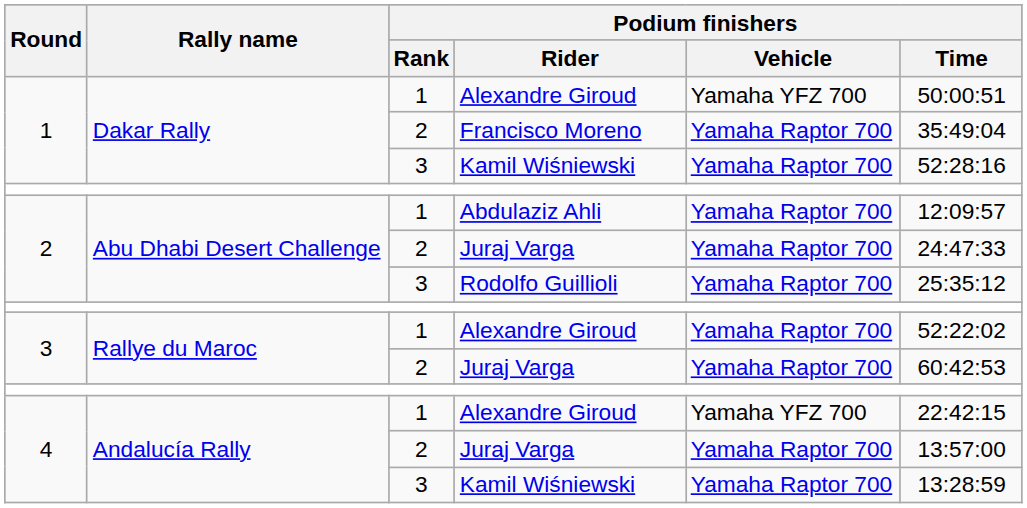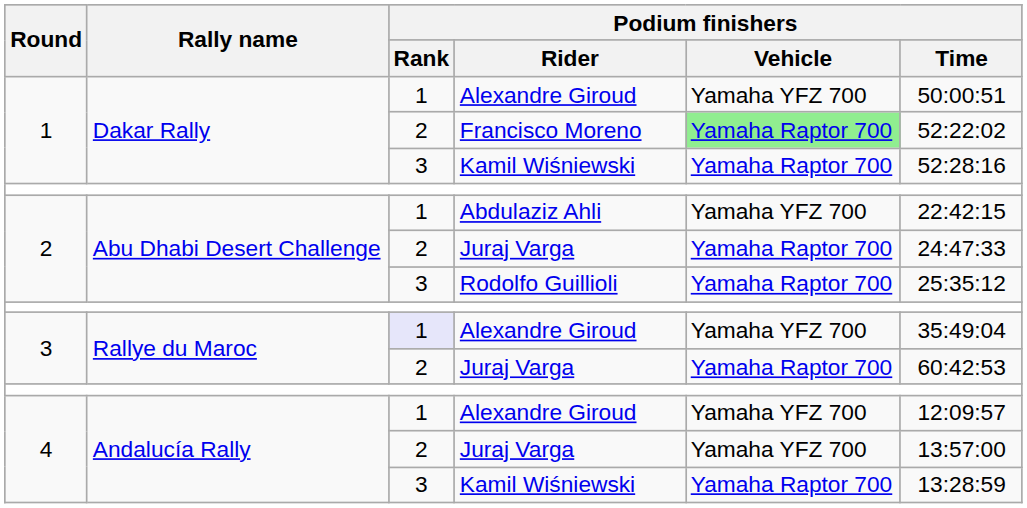(791, 130) no background -> (791, 130) lightgreen background
(962, 130) 35:49:04 -> (962, 130) 52:22:02
(791, 212) Yamaha Raptor 700 -> (779, 212) Yamaha YFZ 700
(962, 212) 12:09:57 -> (962, 212) 22:42:15
(421, 330) no background -> (421, 330) lavender background
(791, 330) Yamaha Raptor 700 -> (779, 330) Yamaha YFZ 700
(962, 330) 52:22:02 -> (962, 330) 35:49:04
(962, 413) 22:42:15 -> (962, 413) 12:09:57
(791, 448) Yamaha Raptor 700 -> (779, 448) Yamaha YFZ 700
